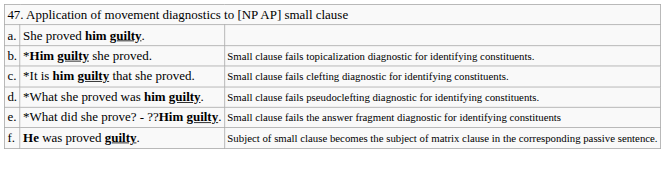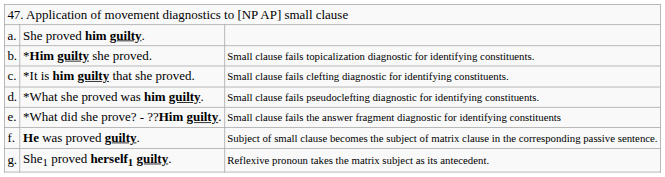+ row: (97, 160)
